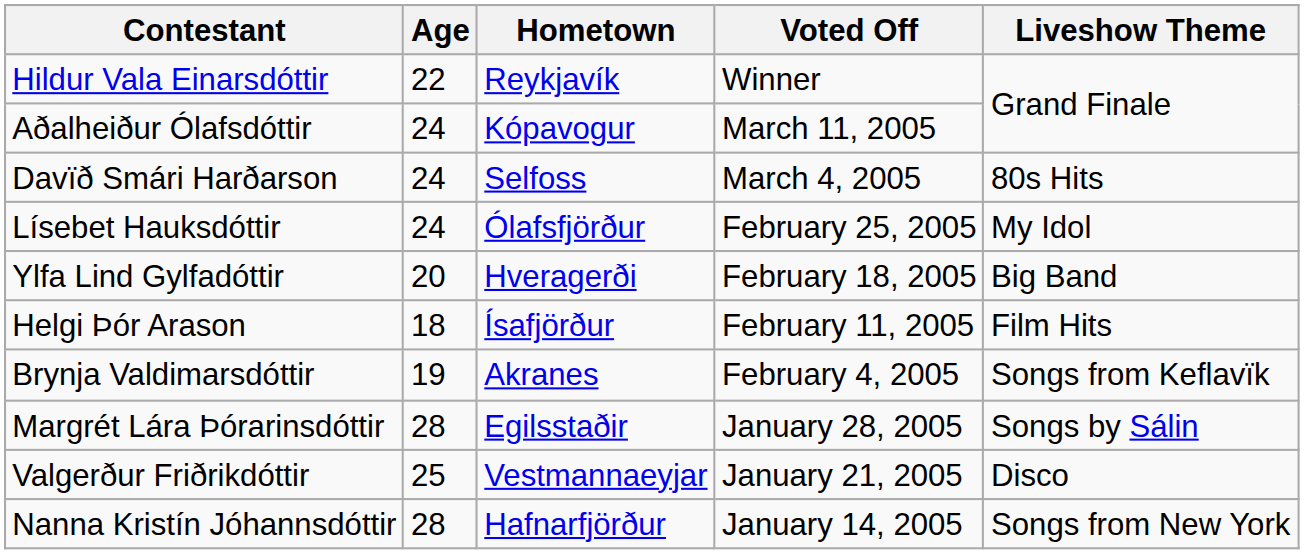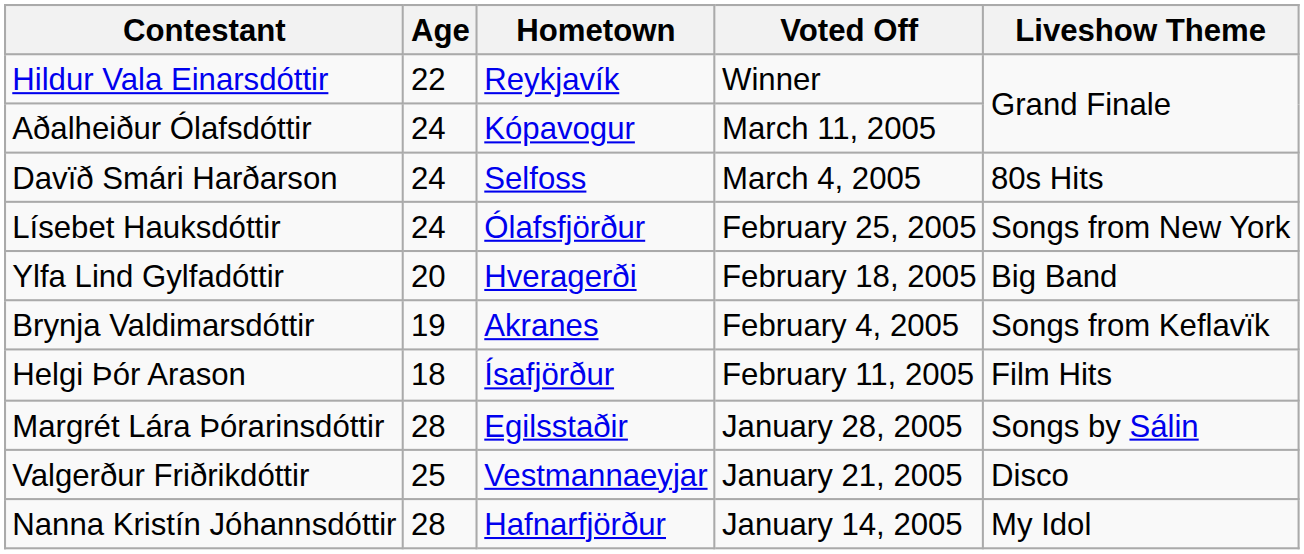(1041, 227) My Idol -> (1141, 227) Songs from New York
rows swapped: (129, 326) <-> (163, 375)
(1141, 523) Songs from New York -> (1041, 523) My Idol
